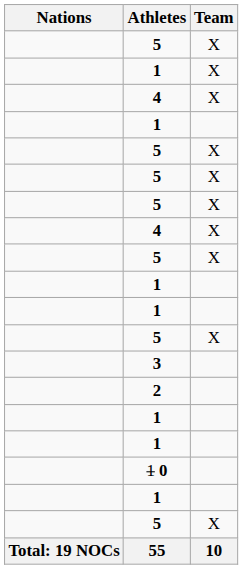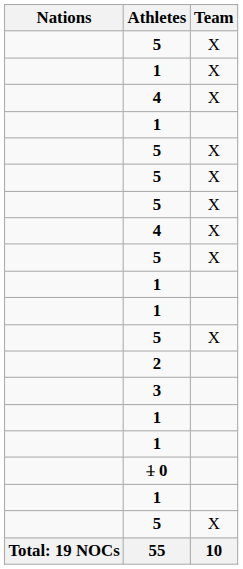rows swapped: (157, 390) <-> (157, 364)
